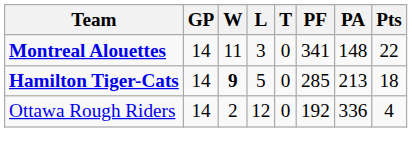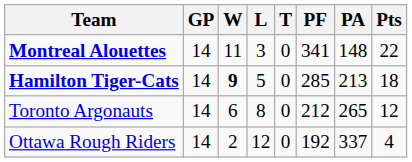+ row: (81, 111)
(353, 111) 336 -> (353, 141) 337
